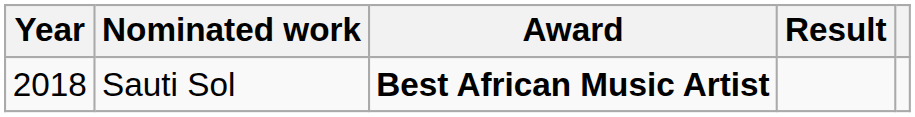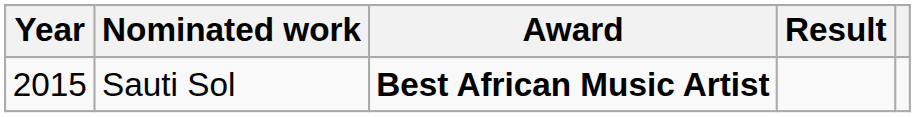(50, 83) 2018 -> (50, 83) 2015
